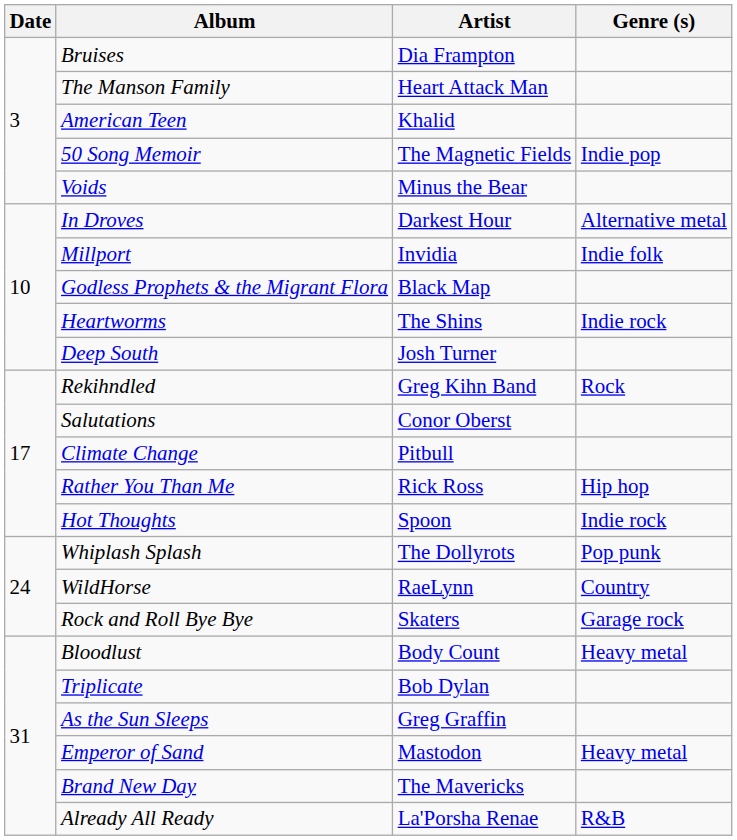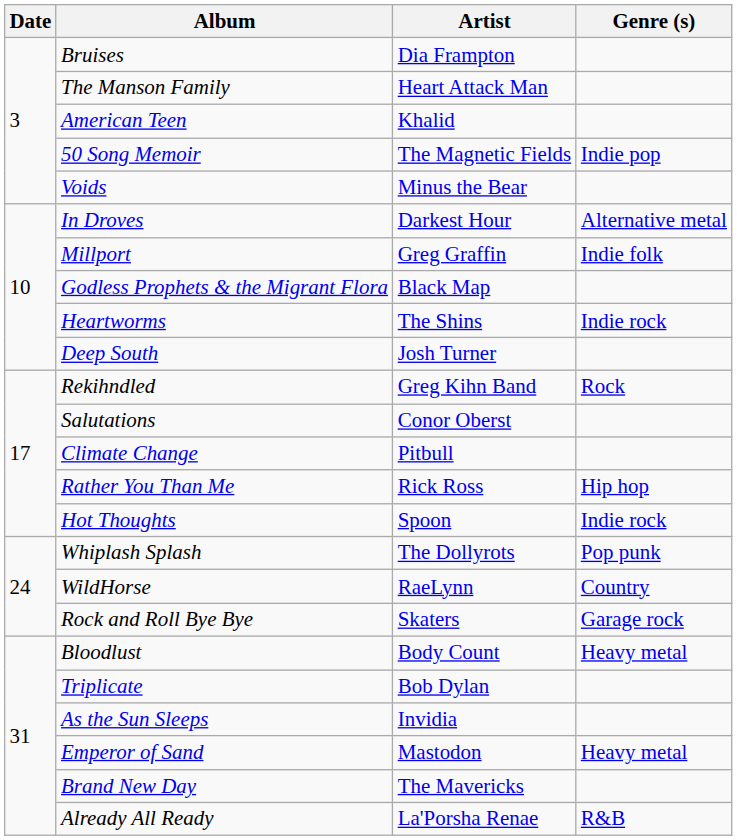(427, 253) Invidia -> (452, 253) Greg Graffin
(452, 719) Greg Graffin -> (427, 719) Invidia
